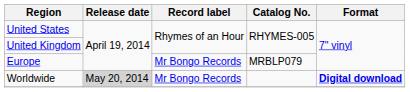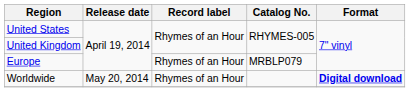(198, 62) Mr Bongo Records -> (199, 62) Rhymes of an Hour
(117, 78) lightgrey background -> (117, 78) no background
(198, 78) Mr Bongo Records -> (199, 78) Rhymes of an Hour
